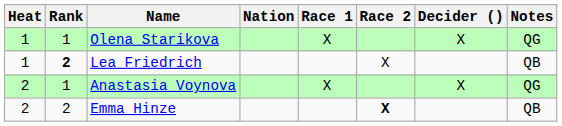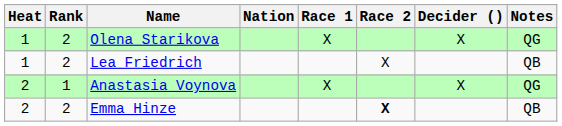(66, 40) 1 -> (66, 40) 2
(66, 63) bold -> (66, 63) normal
